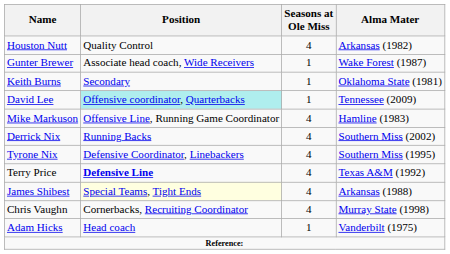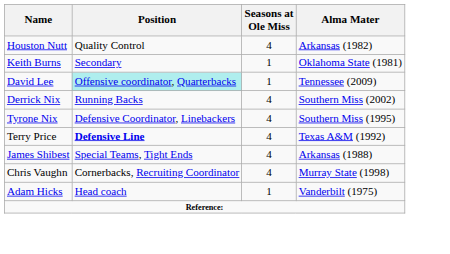- row: (40, 63)
- row: (43, 118)
(142, 191) lightyellow background -> (134, 155) no background
